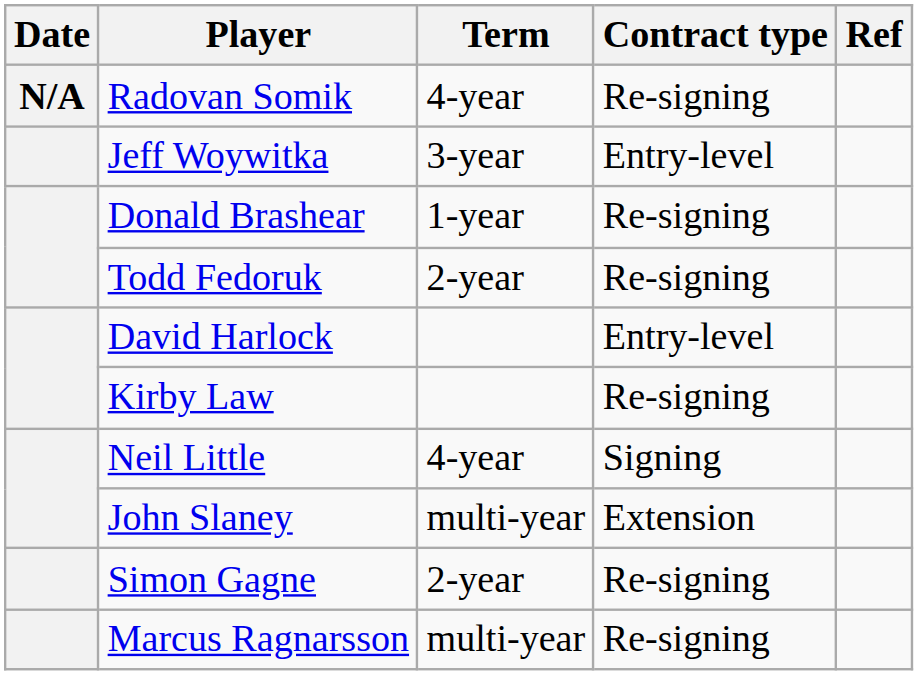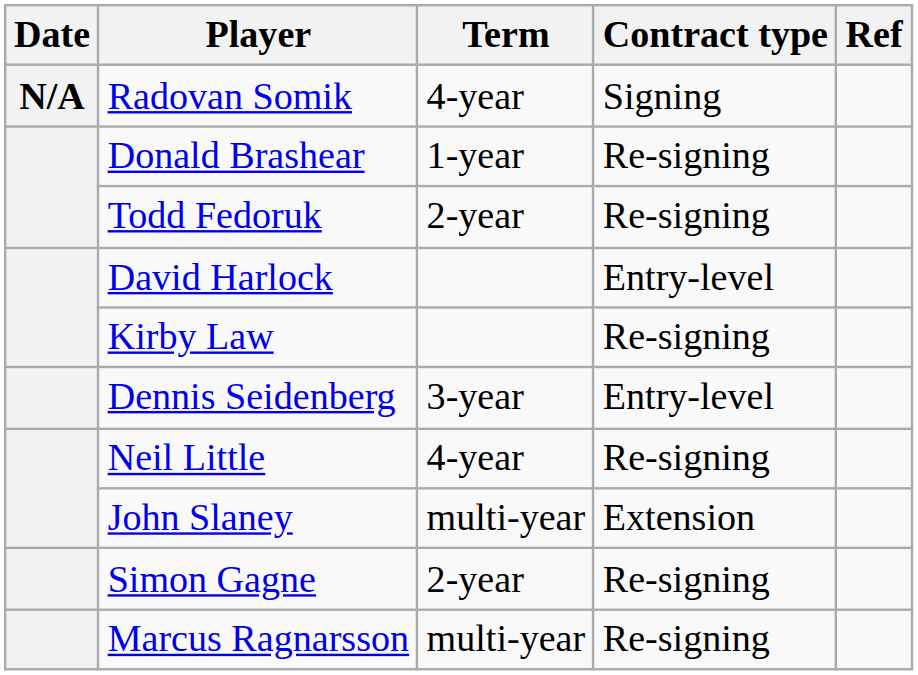(686, 95) Re-signing -> (662, 95) Signing
- row: (218, 155)
+ row: (252, 397)
(662, 457) Signing -> (686, 457) Re-signing
